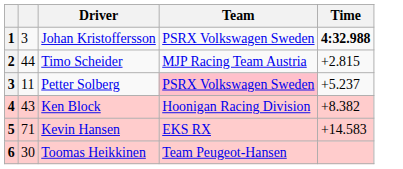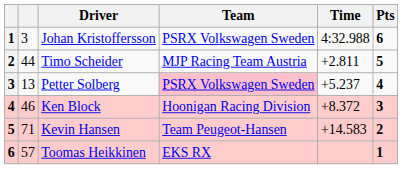+ column: (385, 16)
(346, 38) bold -> (345, 38) normal
(340, 61) +2.815 -> (340, 61) +2.811
(28, 84) 11 -> (28, 84) 13
(28, 107) 43 -> (28, 107) 46
(340, 107) +8.382 -> (340, 107) +8.372
(187, 130) EKS RX -> (224, 130) Team Peugeot-Hansen
(28, 152) 30 -> (28, 152) 57
(224, 152) Team Peugeot-Hansen -> (187, 152) EKS RX
